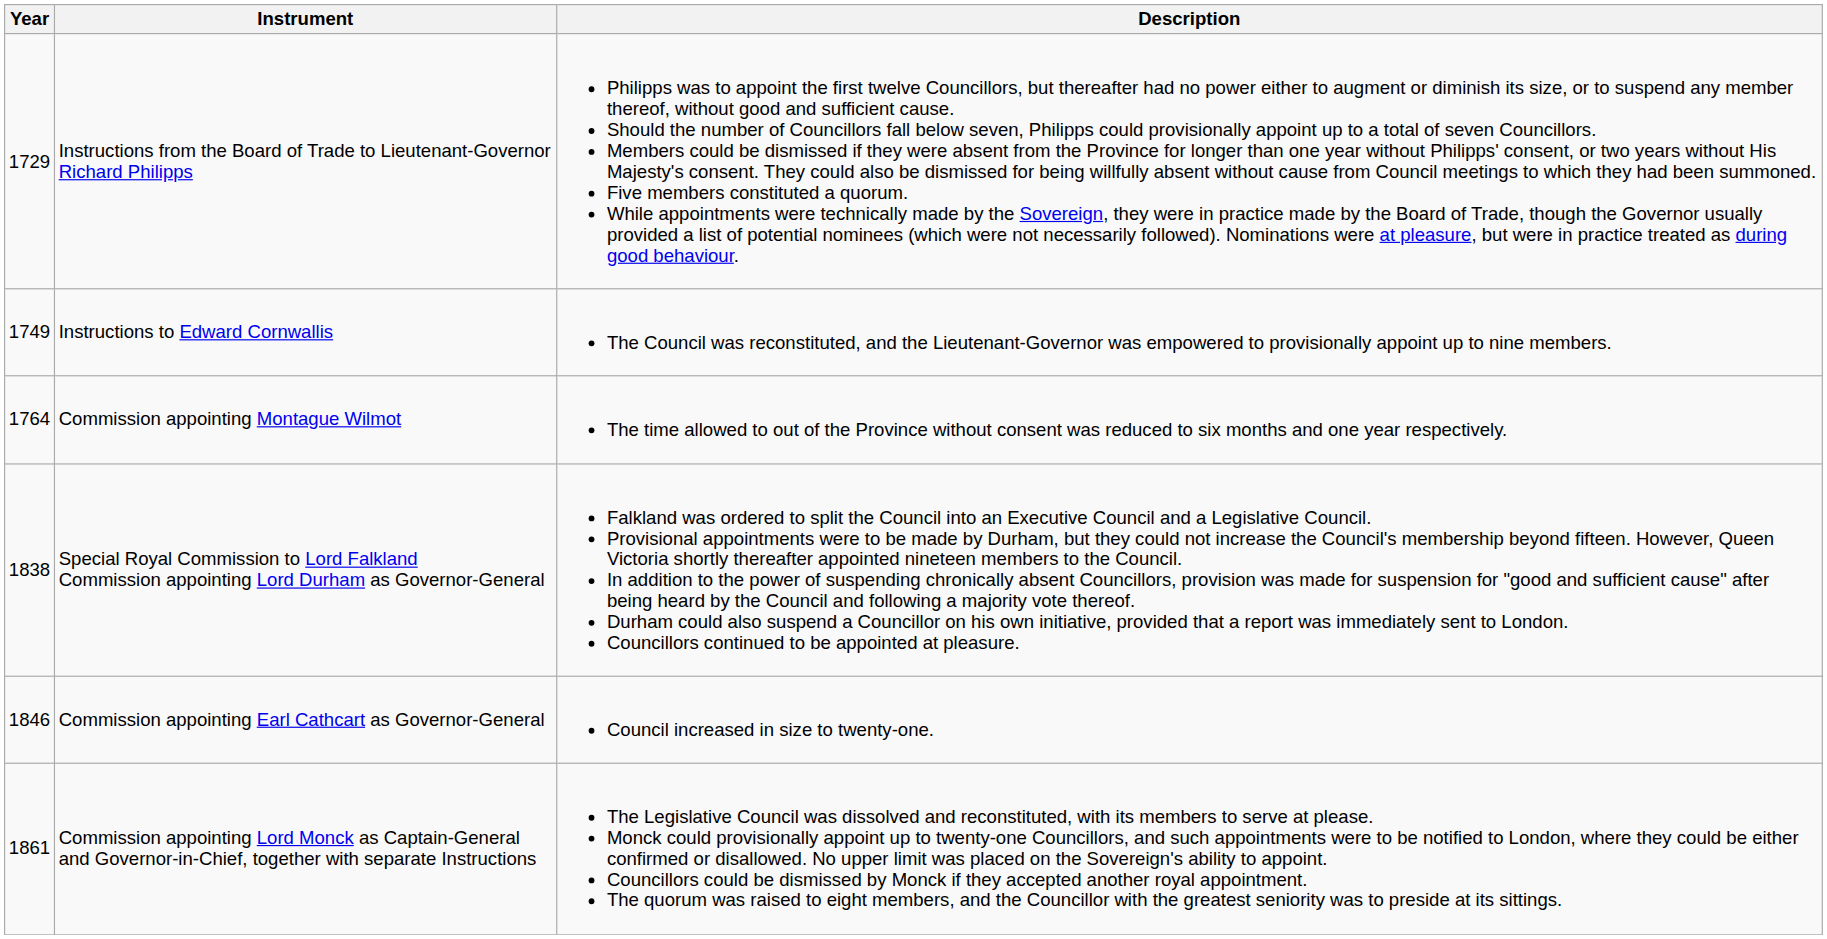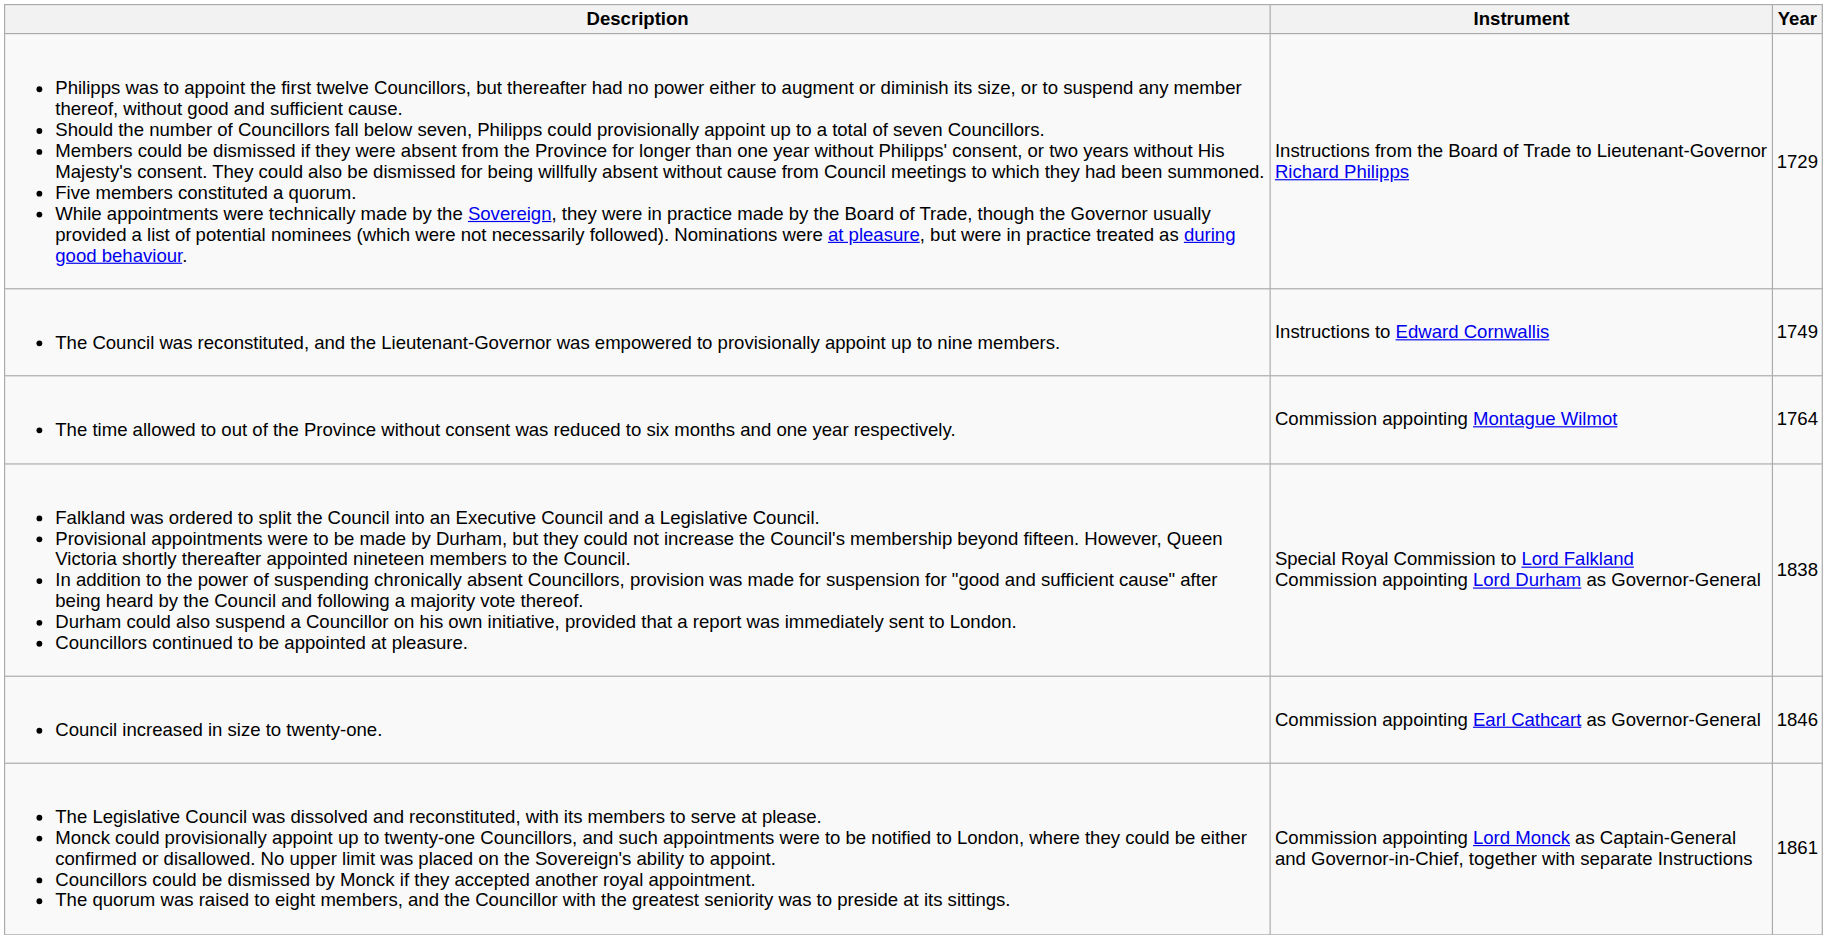columns swapped: (30, 19) <-> (1189, 19)
